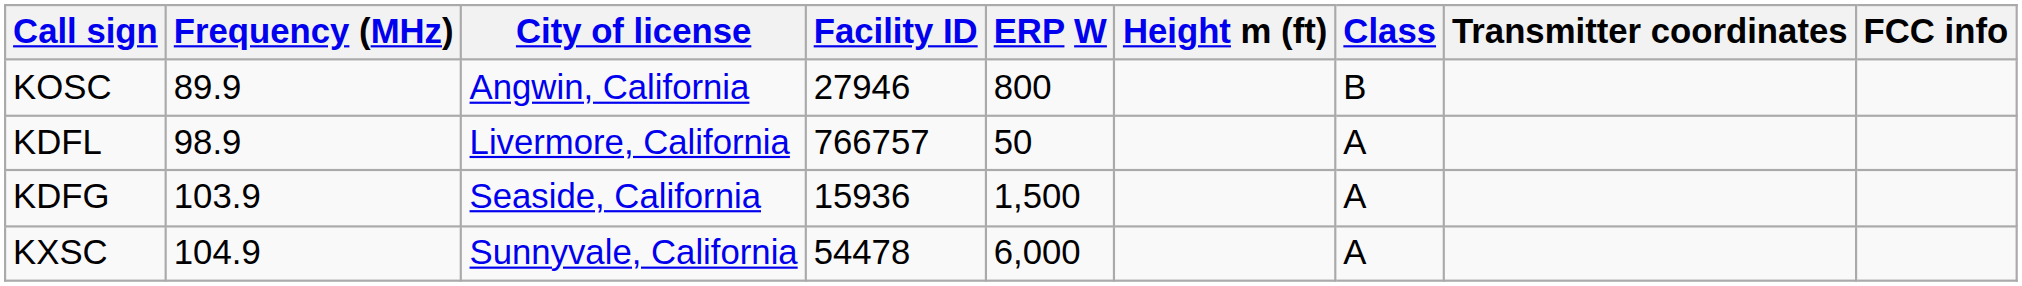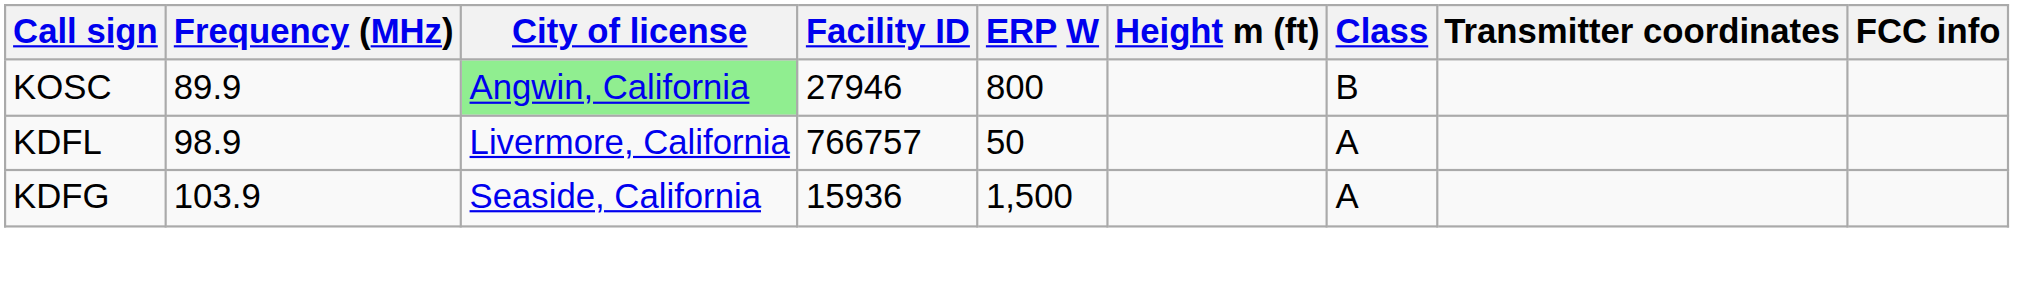(609, 87) no background -> (609, 87) lightgreen background
- row: (60, 252)
